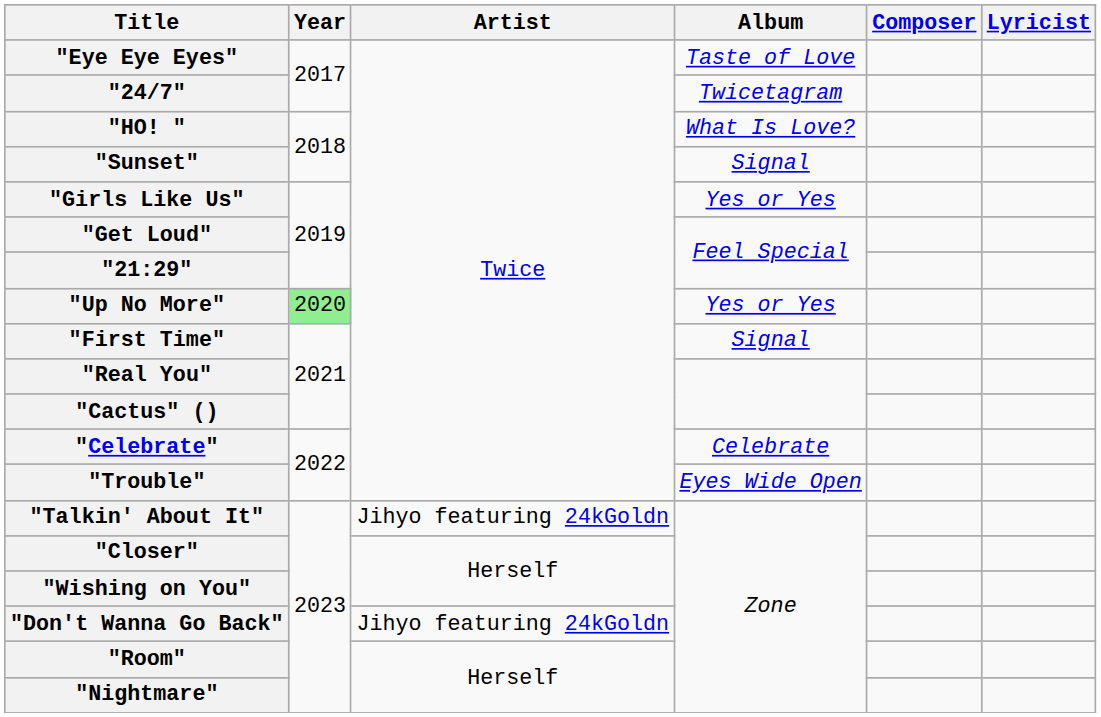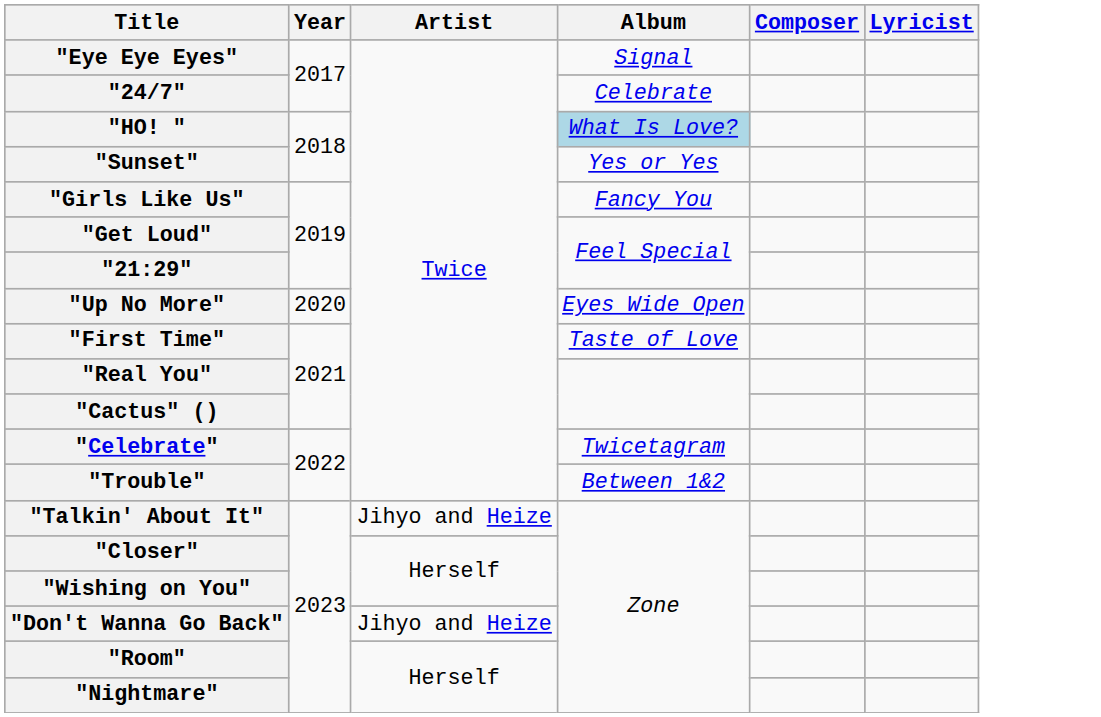(771, 58) Taste of Love -> (653, 58) Signal
(771, 93) Twicetagram -> (653, 93) Celebrate
(771, 129) no background -> (653, 129) lightblue background
(771, 164) Signal -> (653, 164) Yes or Yes
(771, 199) Yes or Yes -> (653, 199) Fancy You
(320, 306) lightgreen background -> (320, 306) no background
(771, 306) Yes or Yes -> (653, 306) Eyes Wide Open
(771, 341) Signal -> (653, 341) Taste of Love
(771, 447) Celebrate -> (653, 447) Twicetagram
(771, 483) Eyes Wide Open -> (653, 483) Between 1&2
(513, 518) Jihyo featuring 24kGoldn -> (454, 518) Jihyo and Heize
(513, 624) Jihyo featuring 24kGoldn -> (454, 624) Jihyo and Heize
